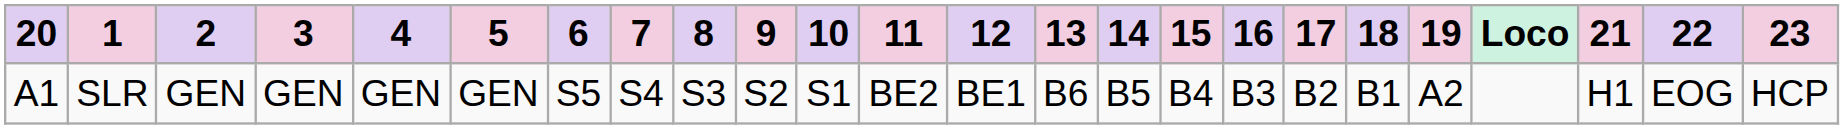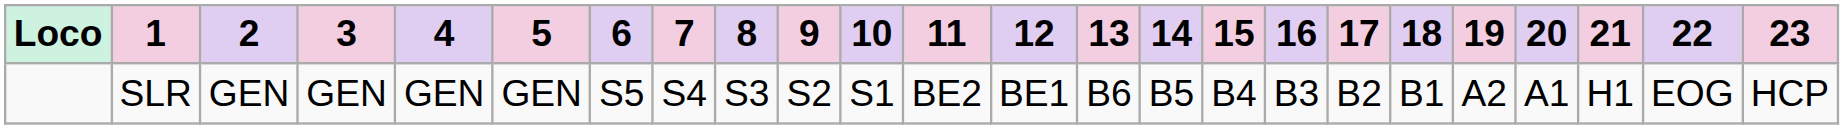columns swapped: (1525, 33) <-> (36, 33)
